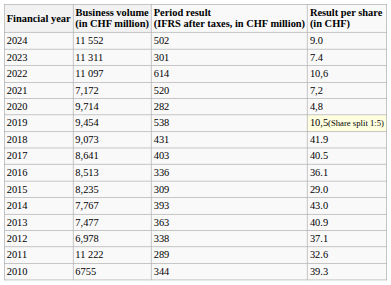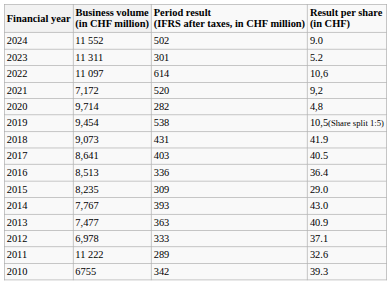(316, 57) 7.4 -> (316, 57) 5.2
(316, 90) 7,2 -> (316, 90) 9,2
(347, 123) lightyellow background -> (347, 123) no background
(319, 172) 36.1 -> (319, 172) 36.4
(162, 238) 338 -> (162, 238) 333
(162, 271) 344 -> (162, 271) 342
